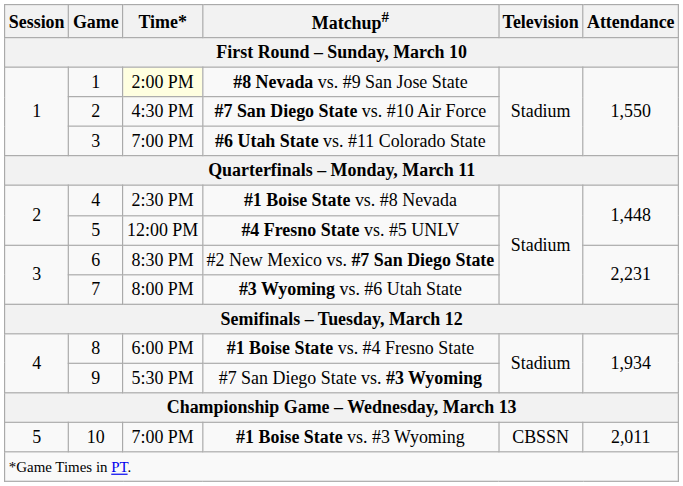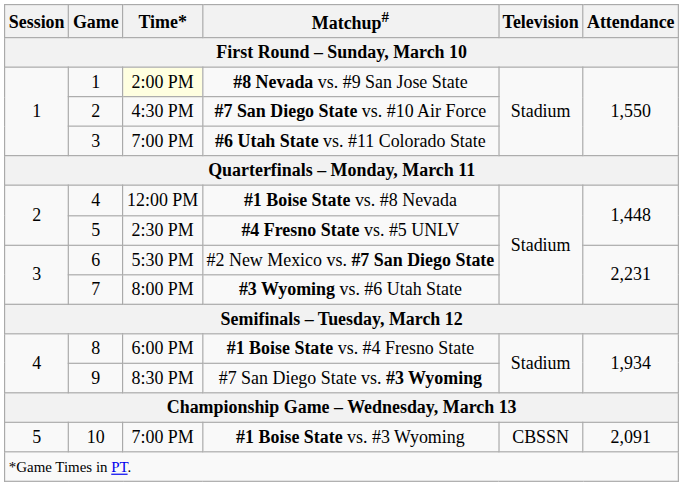(163, 200) 2:30 PM -> (163, 200) 12:00 PM
(163, 230) 12:00 PM -> (163, 230) 2:30 PM
(163, 259) 8:30 PM -> (163, 259) 5:30 PM
(163, 377) 5:30 PM -> (163, 377) 8:30 PM
(631, 437) 2,011 -> (631, 437) 2,091
